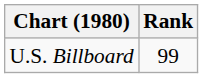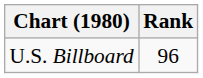(168, 55) 99 -> (168, 55) 96
